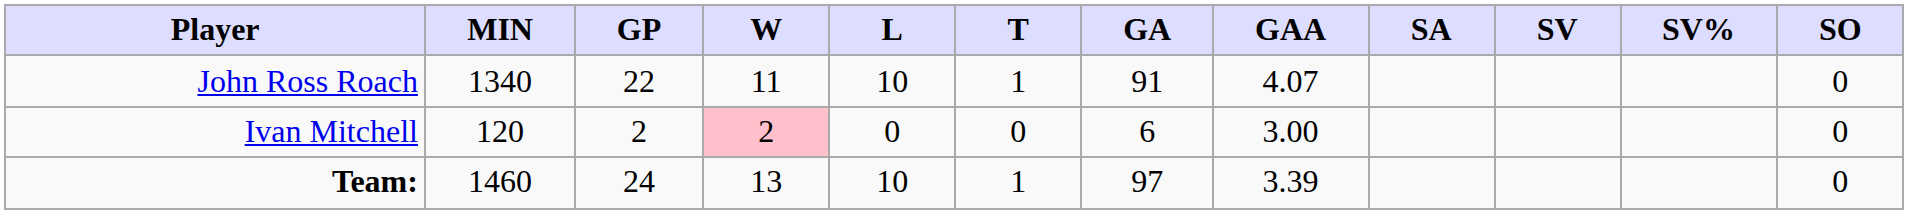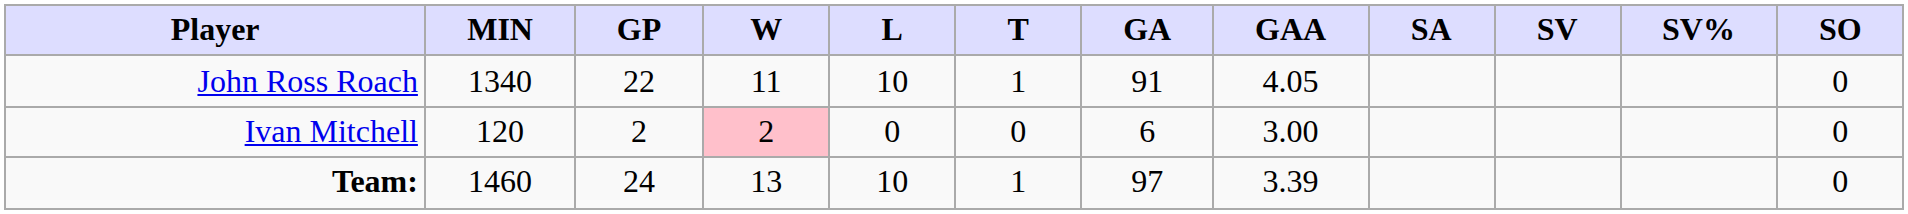(1291, 80) 4.07 -> (1291, 80) 4.05
